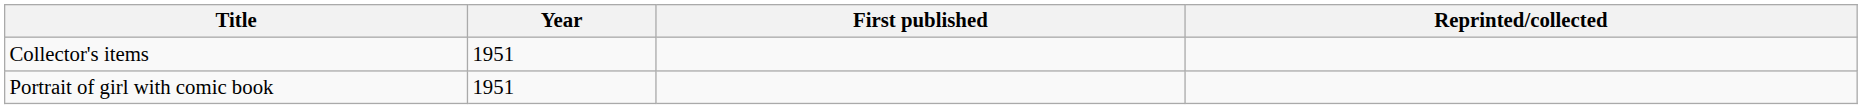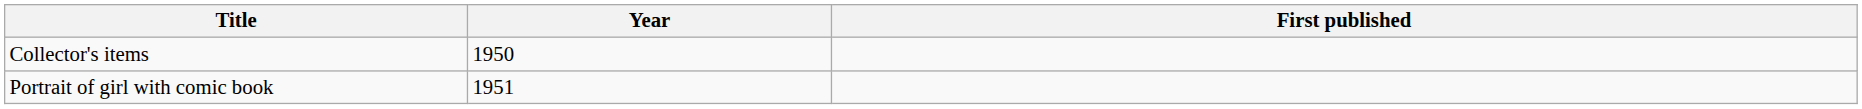- column: (1521, 20)
(493, 53) 1951 -> (493, 53) 1950
